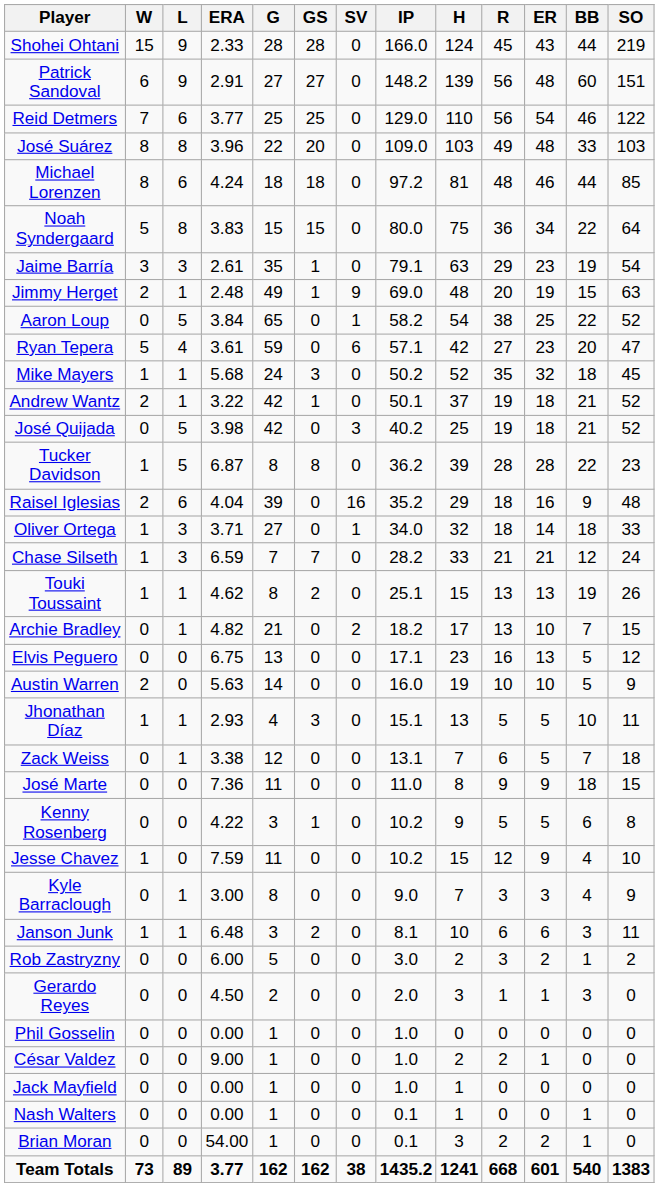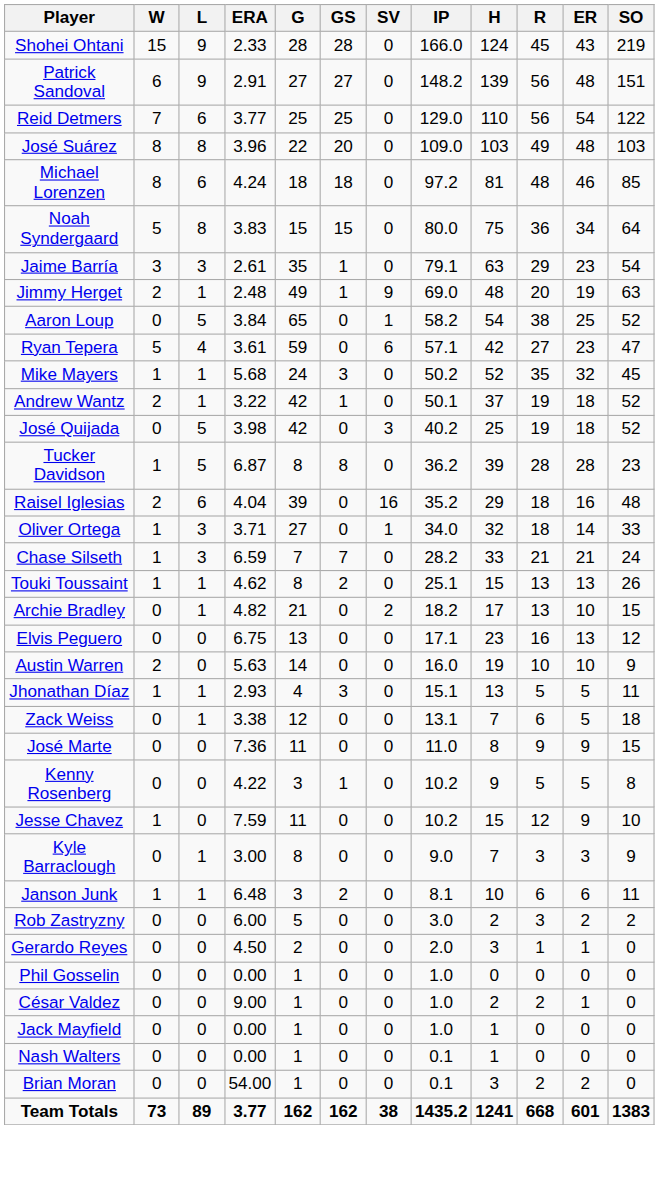- column: (587, 18)
